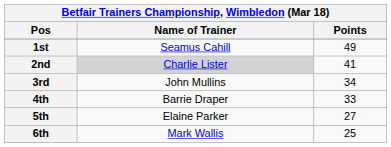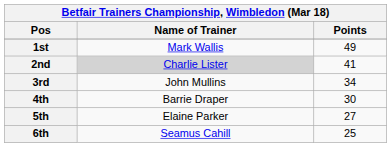(195, 47) Seamus Cahill -> (195, 47) Mark Wallis
(350, 99) 33 -> (350, 99) 30
(195, 133) Mark Wallis -> (195, 133) Seamus Cahill
